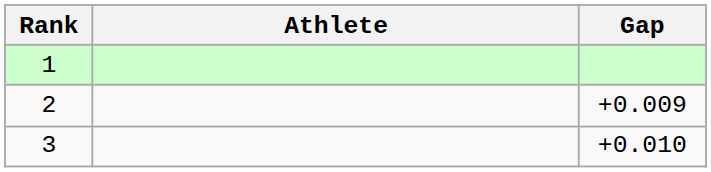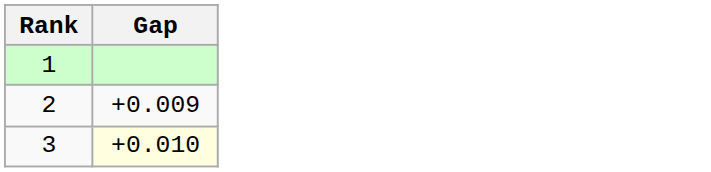- column: (336, 25)
(642, 146) no background -> (156, 146) lightyellow background
